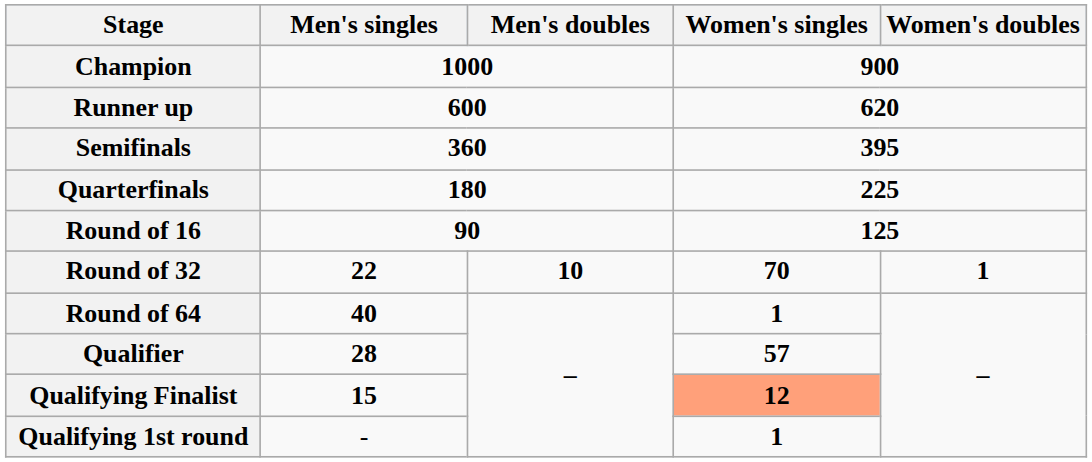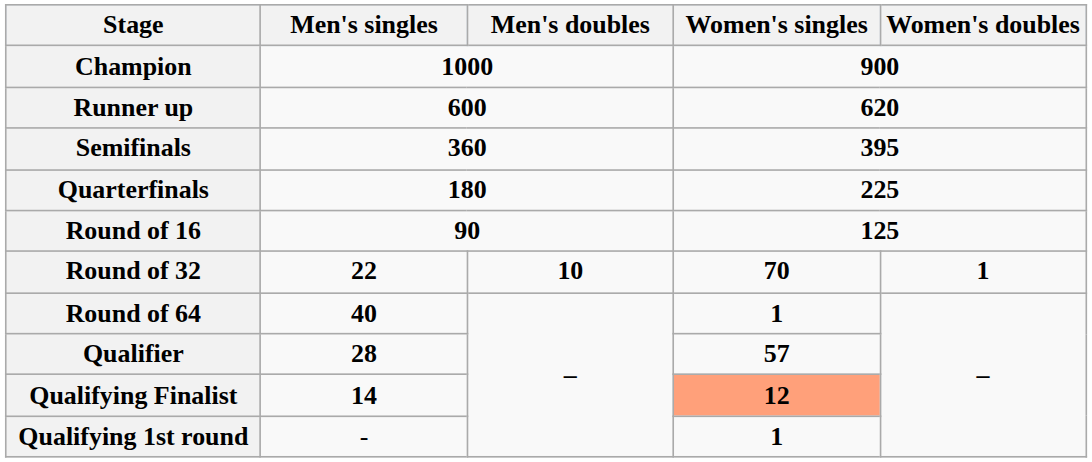(364, 395) 15 -> (364, 395) 14
